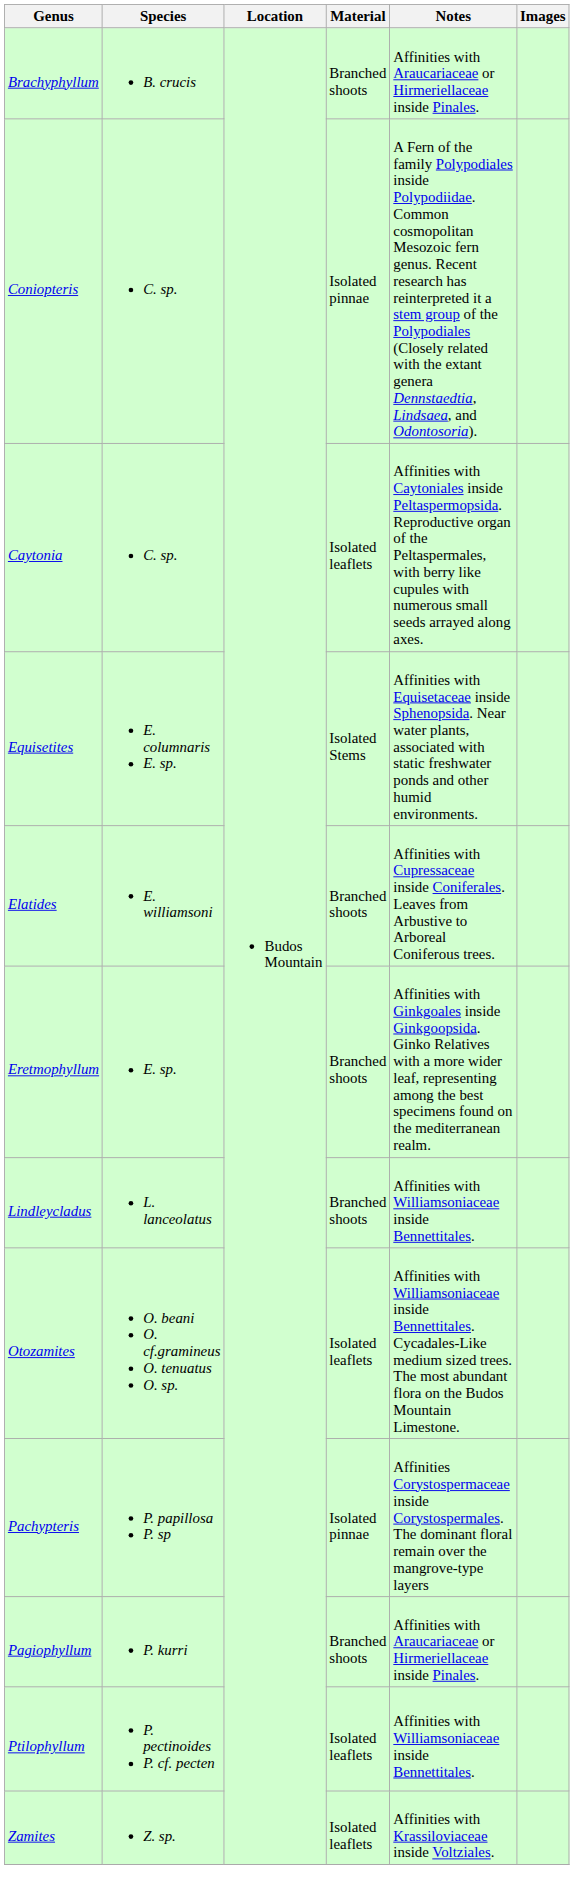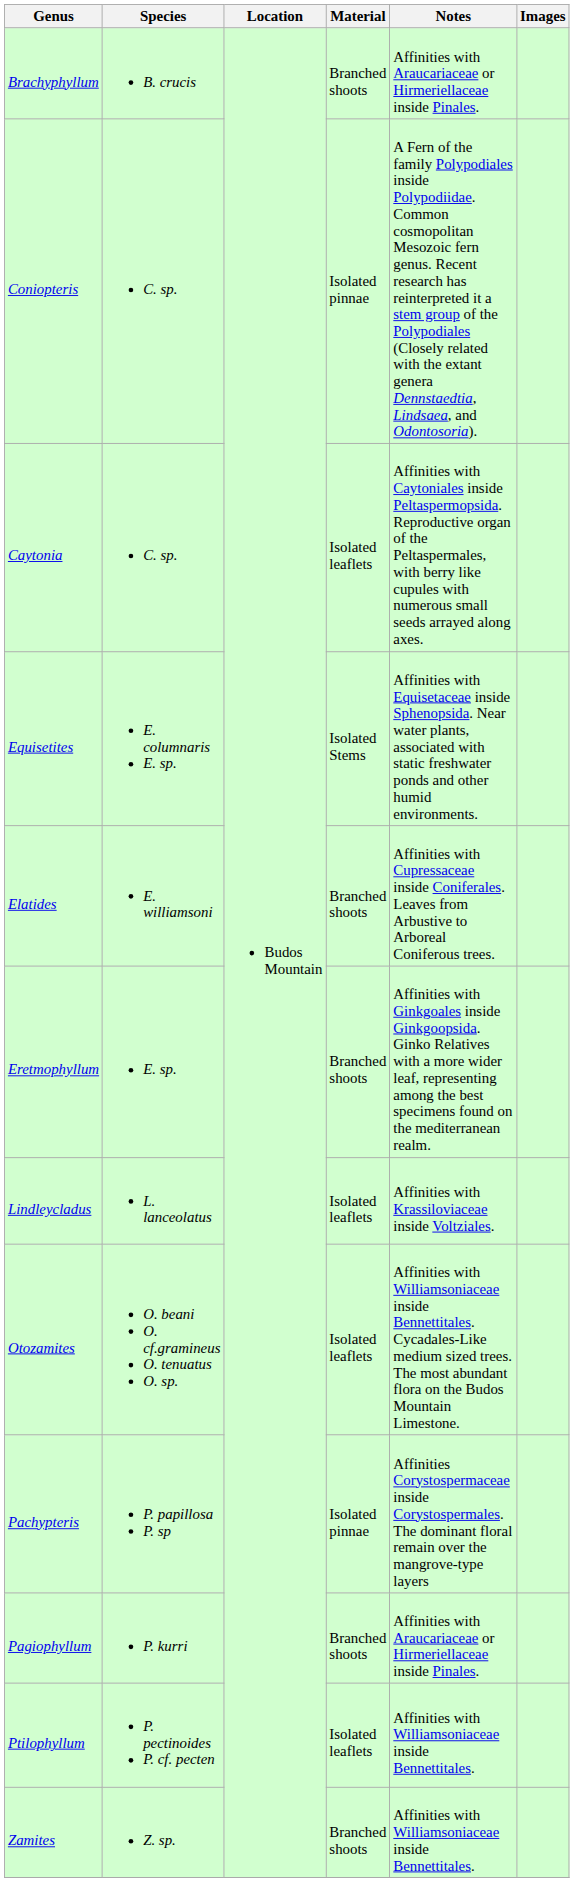(358, 1211) Branched shoots -> (353, 1209) Isolated leaflets
(446, 1211) Affinities with Williamsoniaceae inside Bennettitales. -> (444, 1209) Affinities with Krassiloviaceae inside Voltziales.
(353, 1835) Isolated leaflets -> (358, 1840) Branched shoots
(444, 1835) Affinities with Krassiloviaceae inside Voltziales. -> (446, 1840) Affinities with Williamsoniaceae inside Bennettitales.
